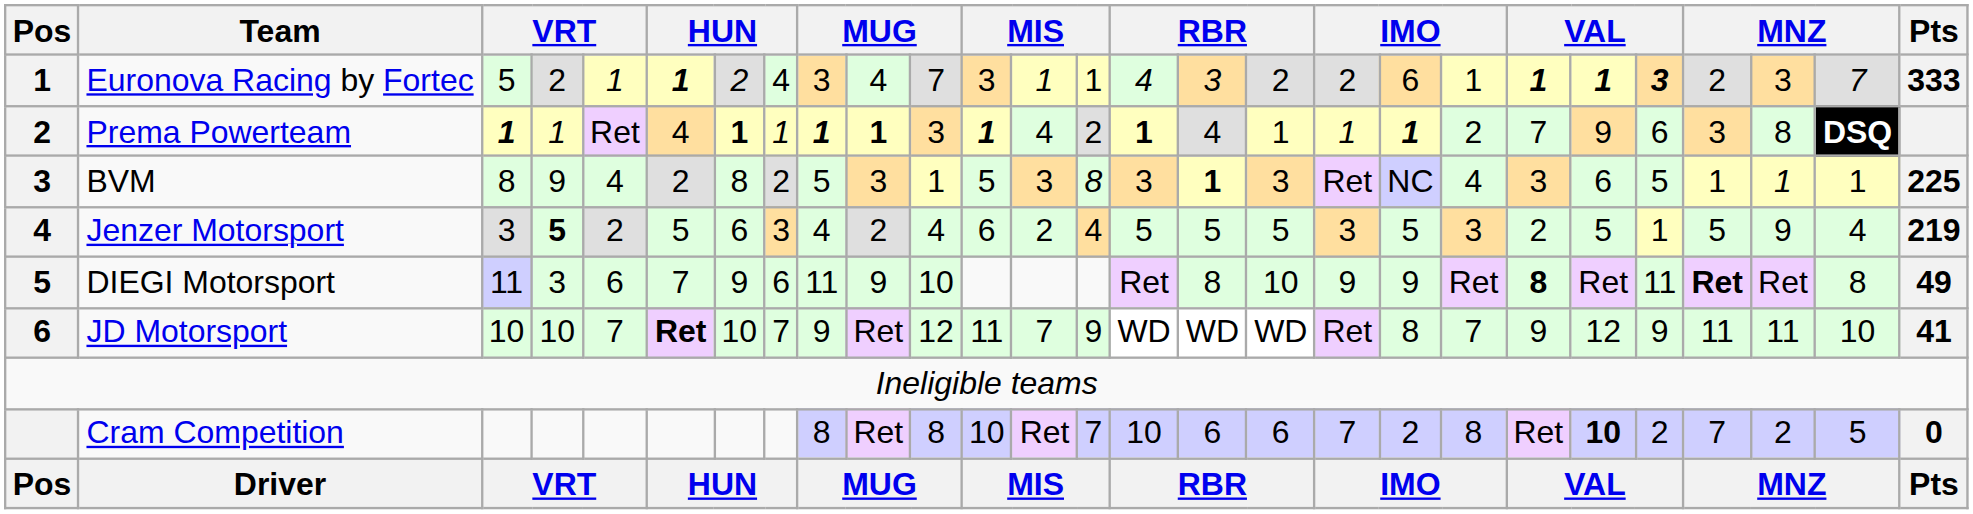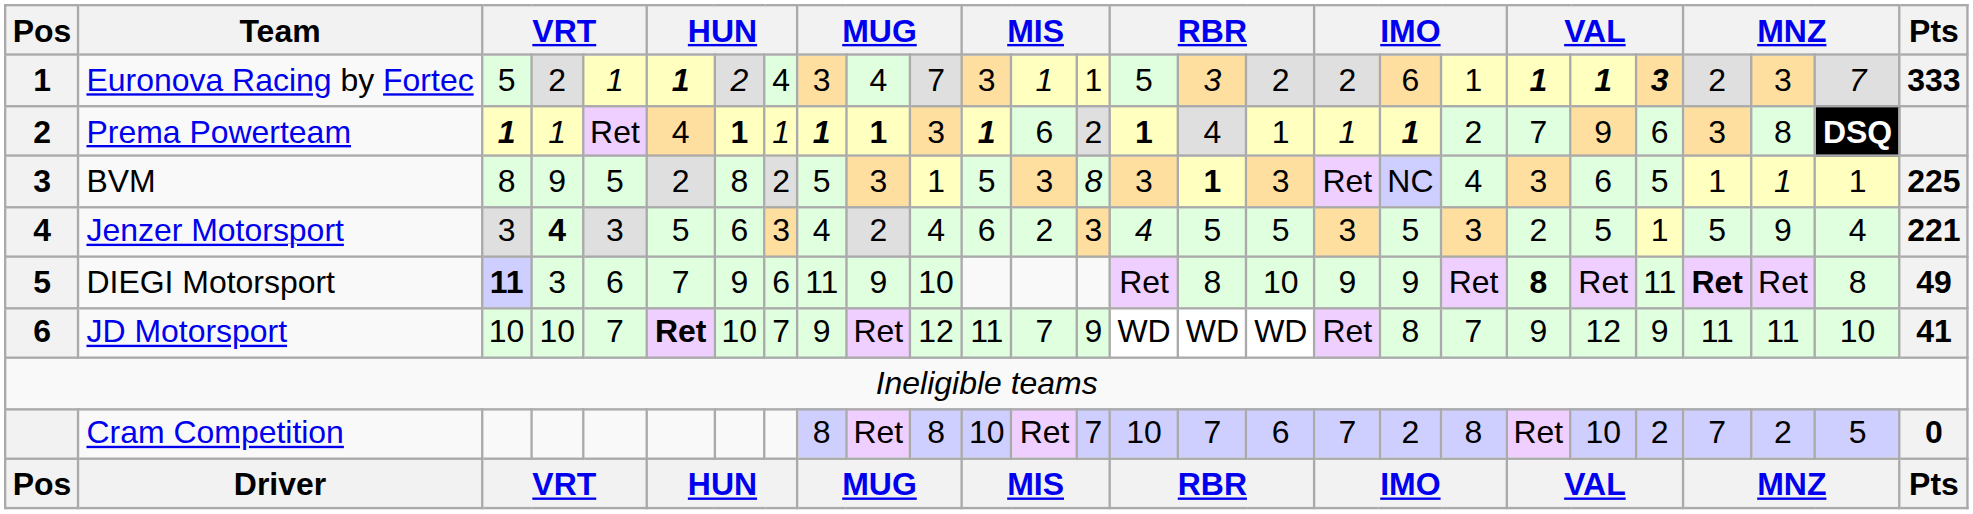(1144, 80) 4 -> (1144, 80) 5
(1044, 131) 4 -> (1044, 131) 6
(615, 181) 4 -> (615, 181) 5
(557, 231) 5 -> (557, 231) 4
(615, 231) 2 -> (615, 231) 3
(1093, 231) 4 -> (1093, 231) 3
(1144, 231) 5 -> (1144, 231) 4
(1934, 231) 219 -> (1934, 231) 221
(507, 282) normal -> (507, 282) bold
(1212, 433) 6 -> (1212, 433) 7
(1603, 433) bold -> (1603, 433) normal
